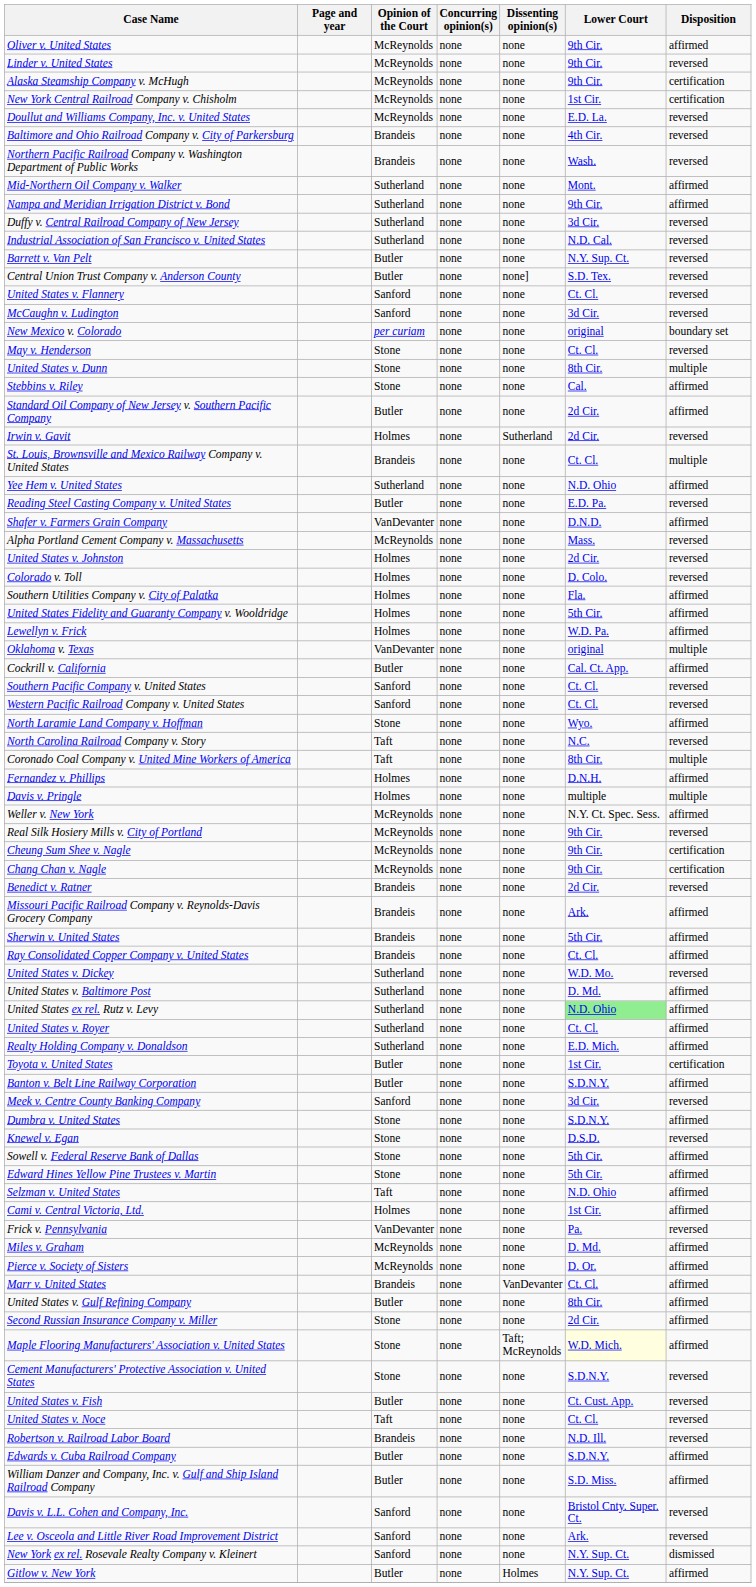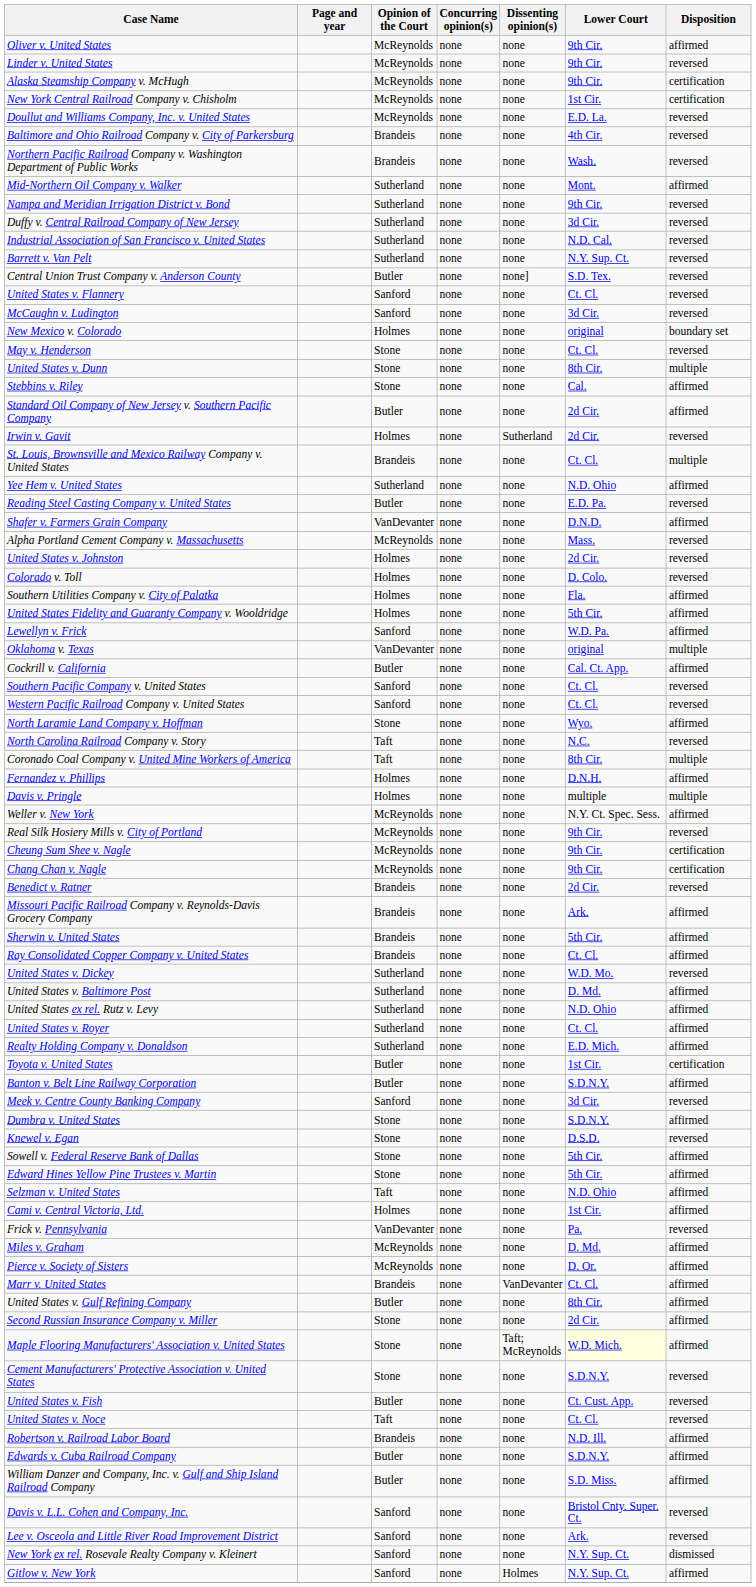(689, 203) affirmed -> (688, 203) reversed
(388, 258) Butler -> (399, 258) Sutherland
(399, 331) per curiam -> (392, 331) Holmes
(392, 631) Holmes -> (392, 631) Sanford
(592, 1010) lightgreen background -> (592, 1010) no background
(688, 1438) reversed -> (689, 1438) affirmed
(388, 1573) Butler -> (392, 1573) Sanford
